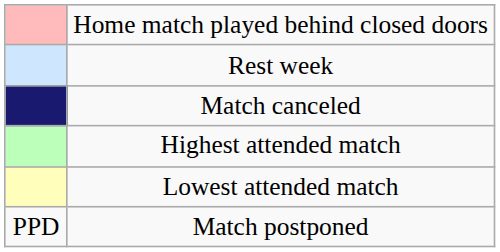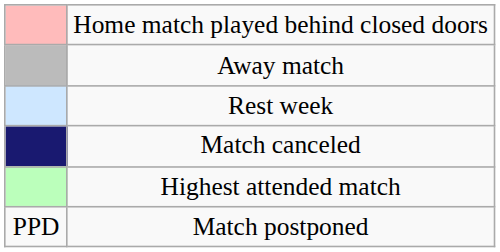+ row: (281, 65)
- row: (281, 186)
